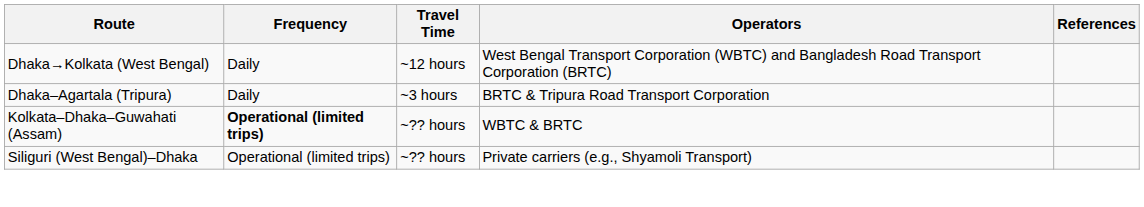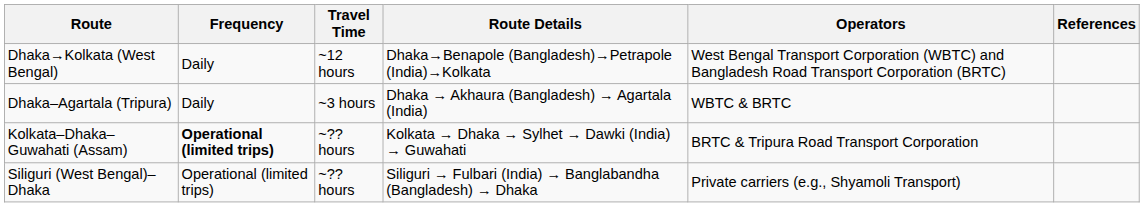+ column: (535, 24)
(626, 94) BRTC & Tripura Road Transport Corporation -> (741, 103) WBTC & BRTC
(532, 126) WBTC & BRTC -> (835, 142) BRTC & Tripura Road Transport Corporation
